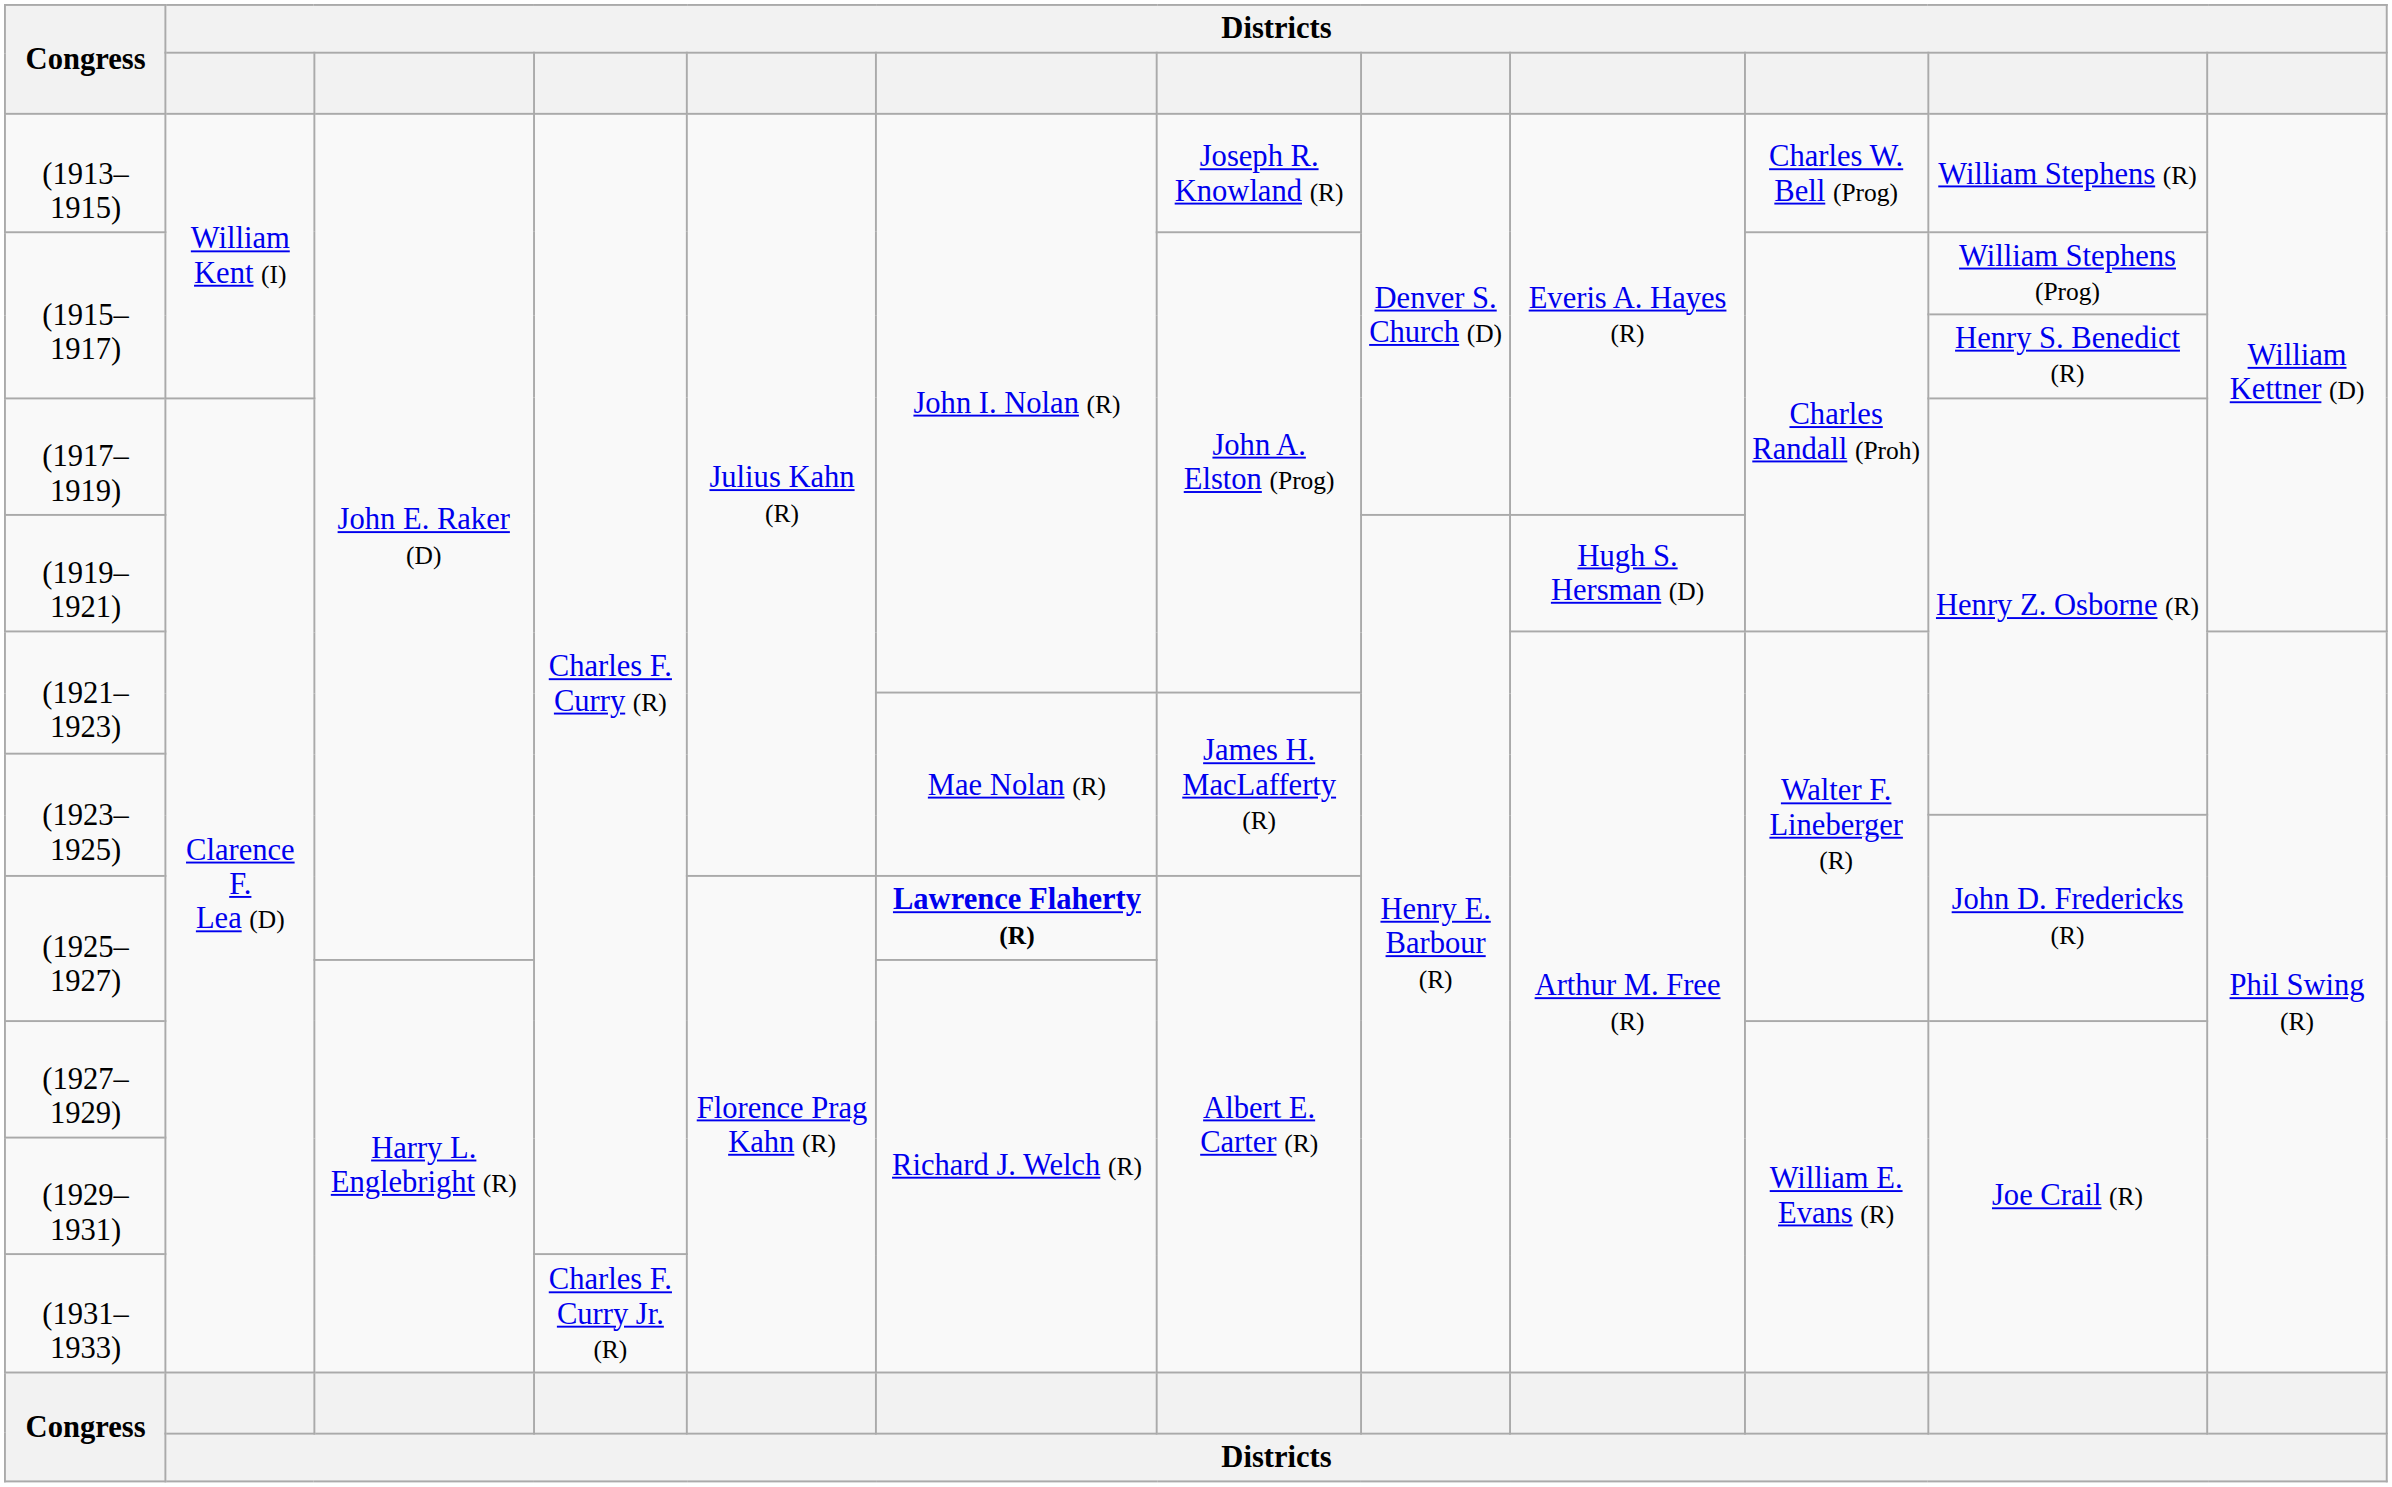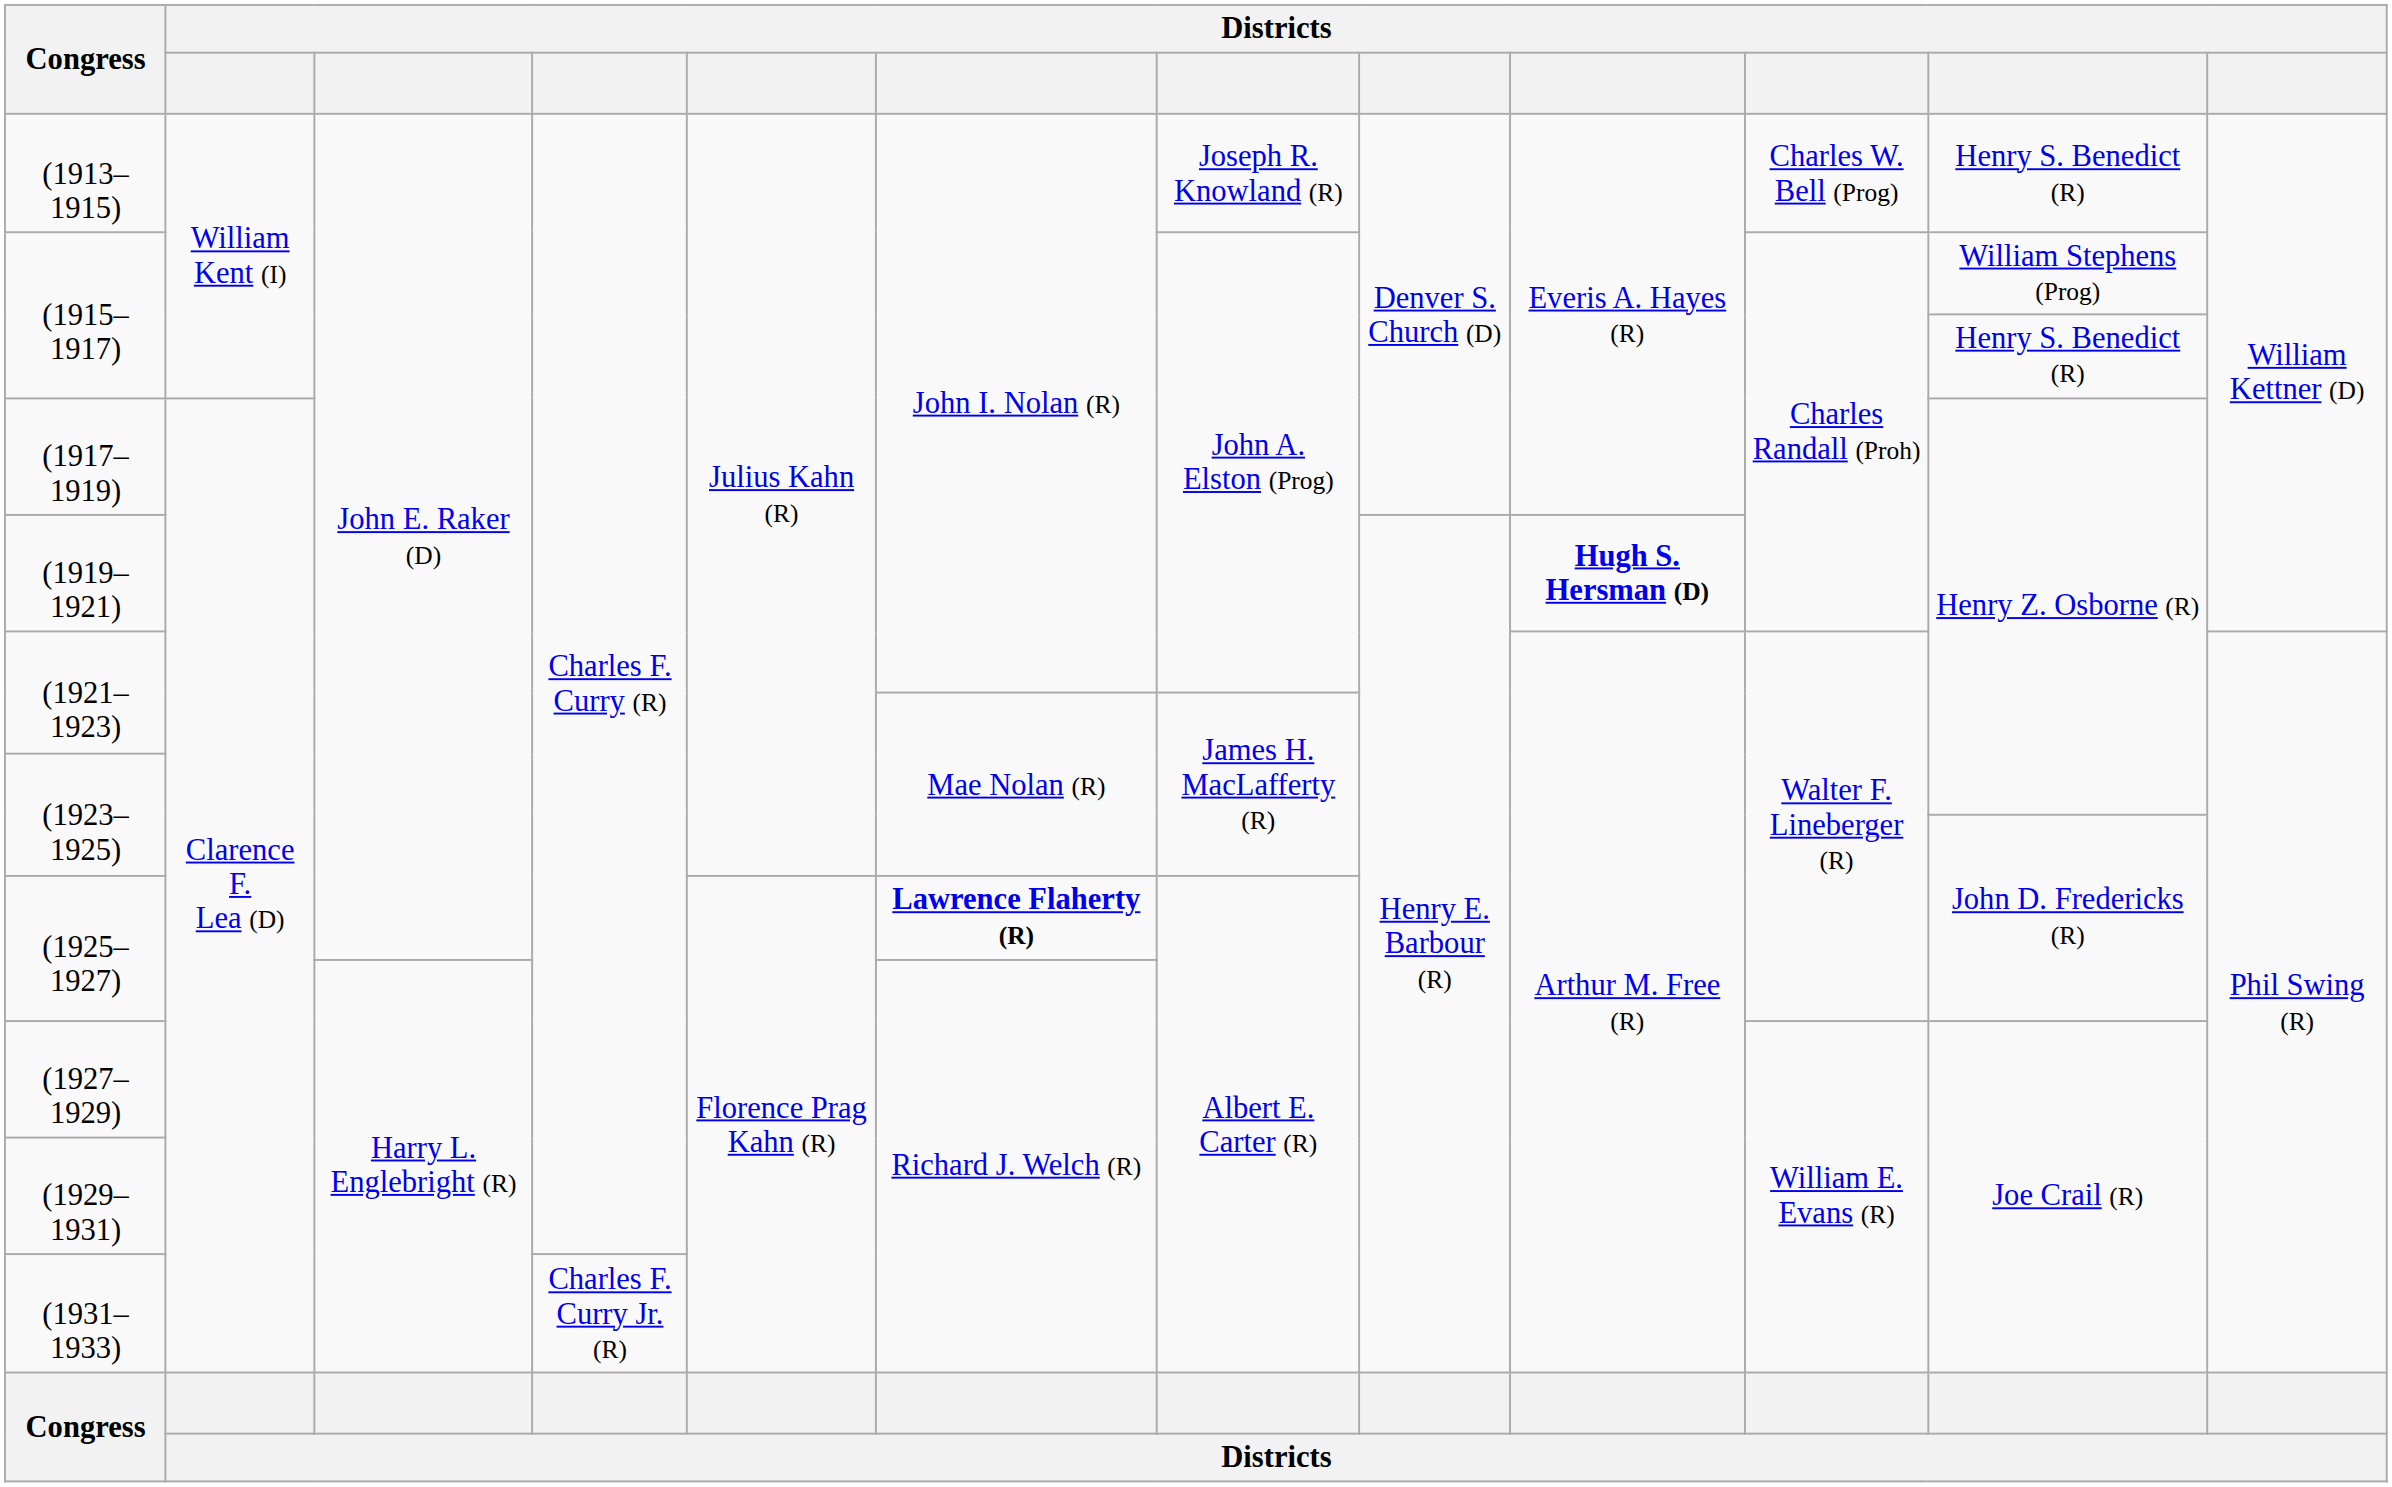(2068, 172) William Stephens (R) -> (2068, 172) Henry S. Benedict (R)
(1628, 572) normal -> (1627, 572) bold
